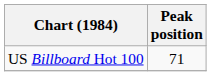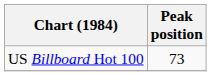(177, 58) 71 -> (177, 58) 73
